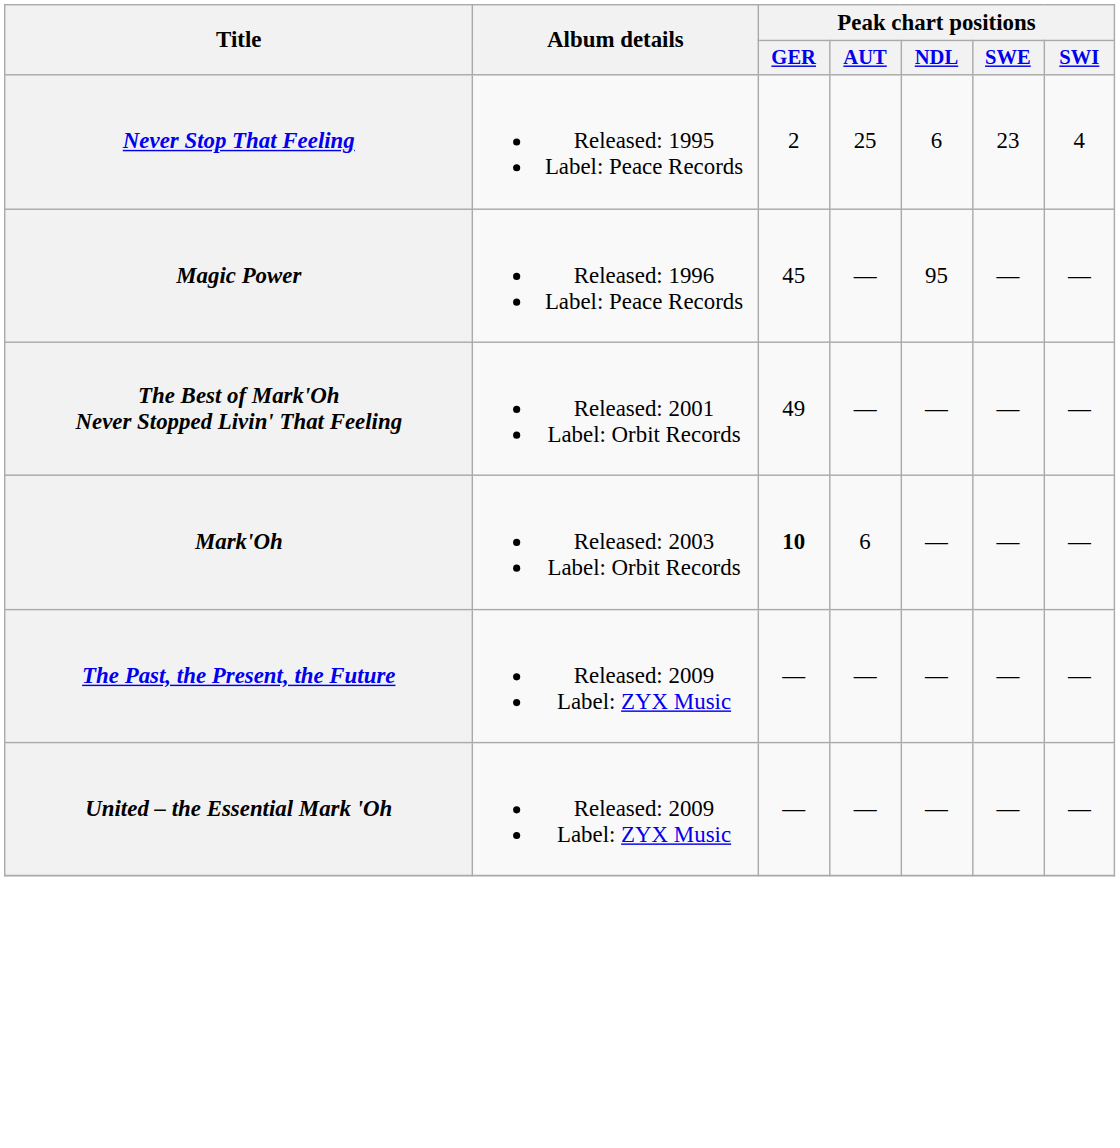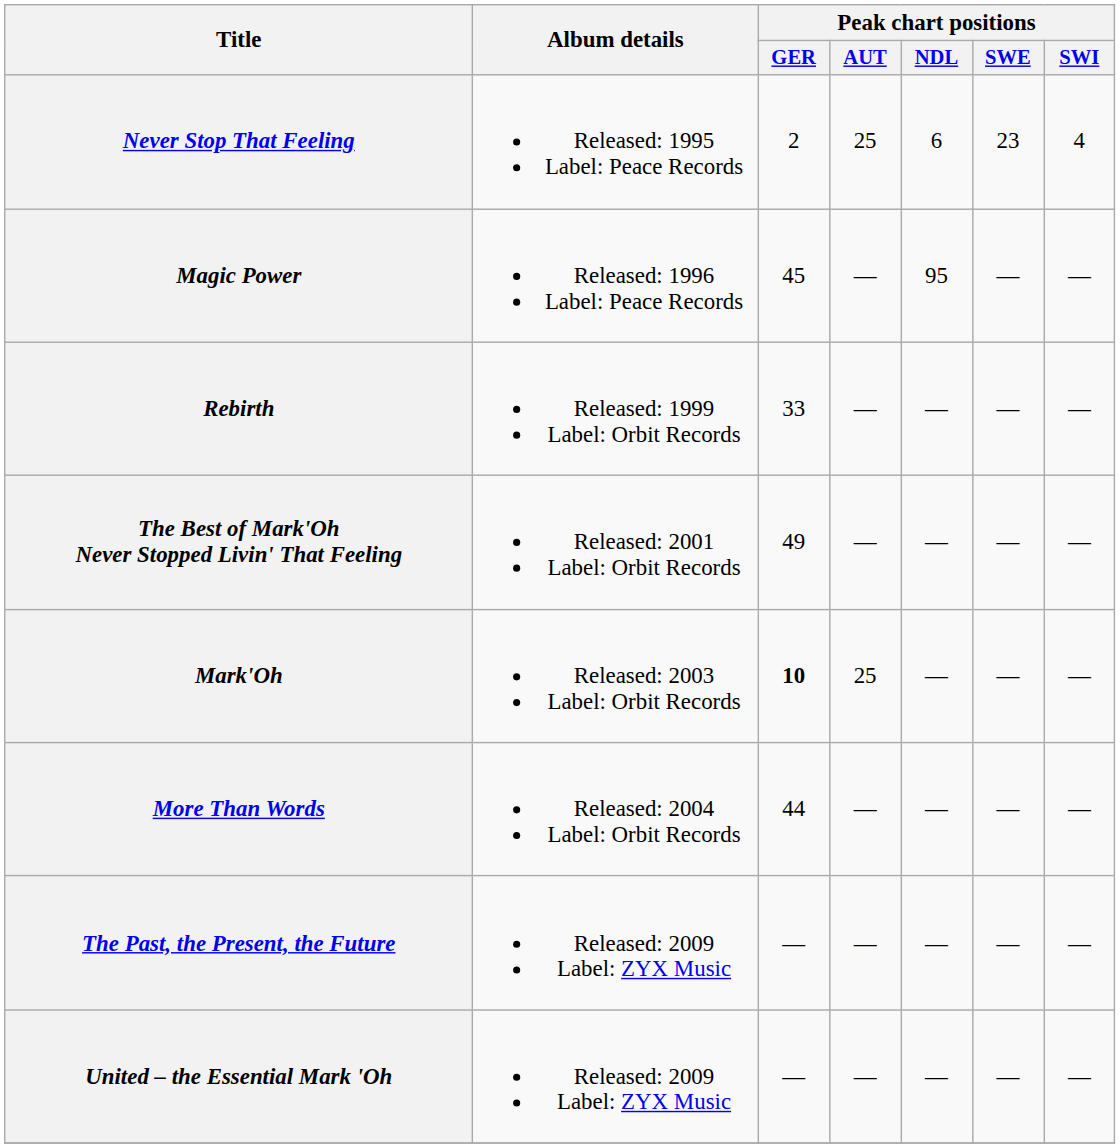+ row: (239, 408)
(865, 542) 6 -> (865, 675) 25
+ row: (239, 809)
